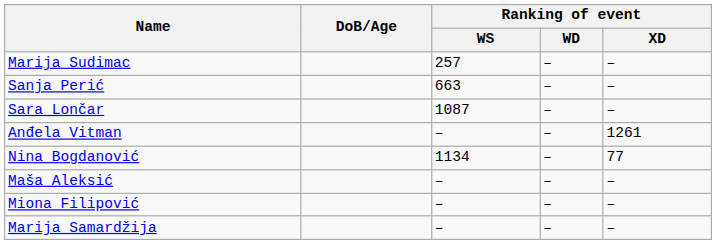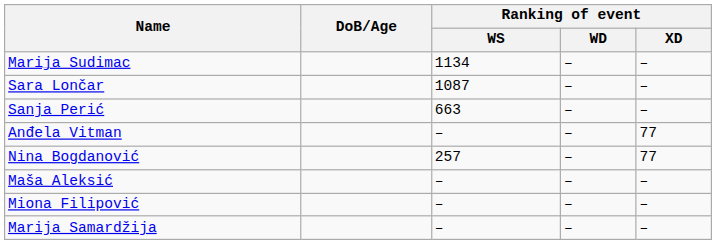(448, 64) 257 -> (452, 64) 1134
rows swapped: (56, 111) <-> (56, 87)
(624, 134) 1261 -> (648, 134) 77
(452, 158) 1134 -> (448, 158) 257
